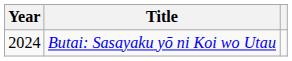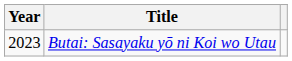(24, 42) 2024 -> (24, 42) 2023
